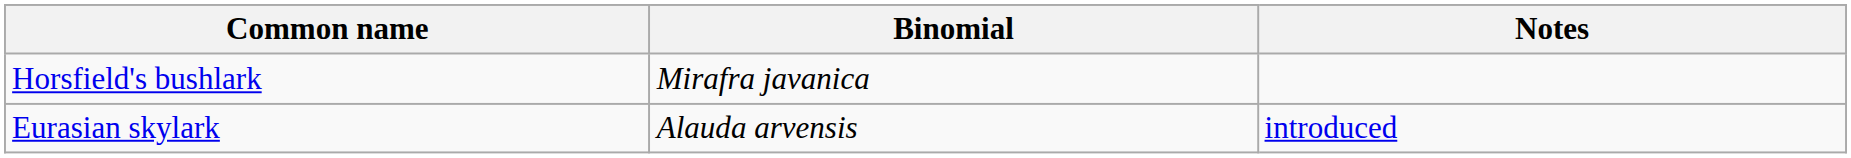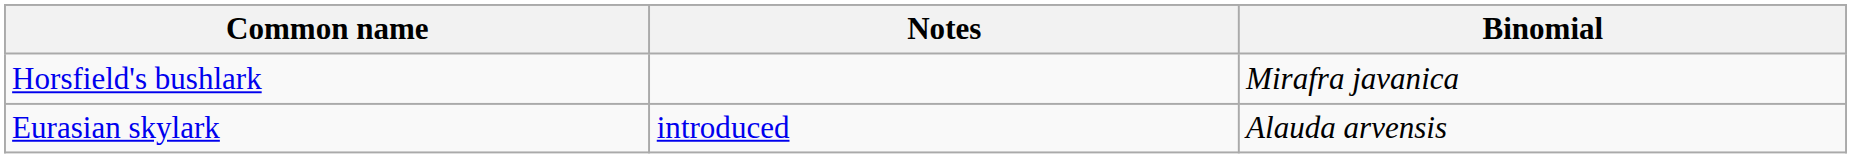columns swapped: (953, 29) <-> (1552, 29)
